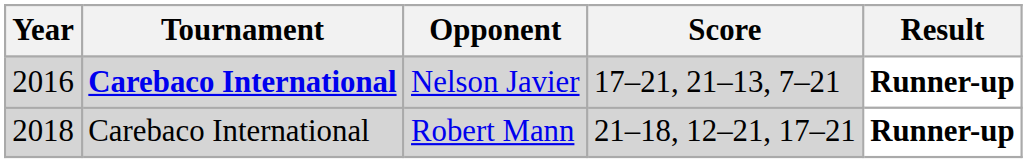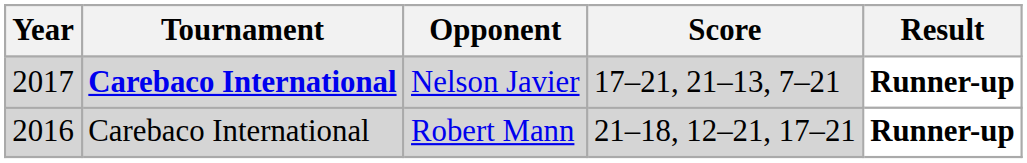(43, 81) 2016 -> (43, 81) 2017
(43, 131) 2018 -> (43, 131) 2016
